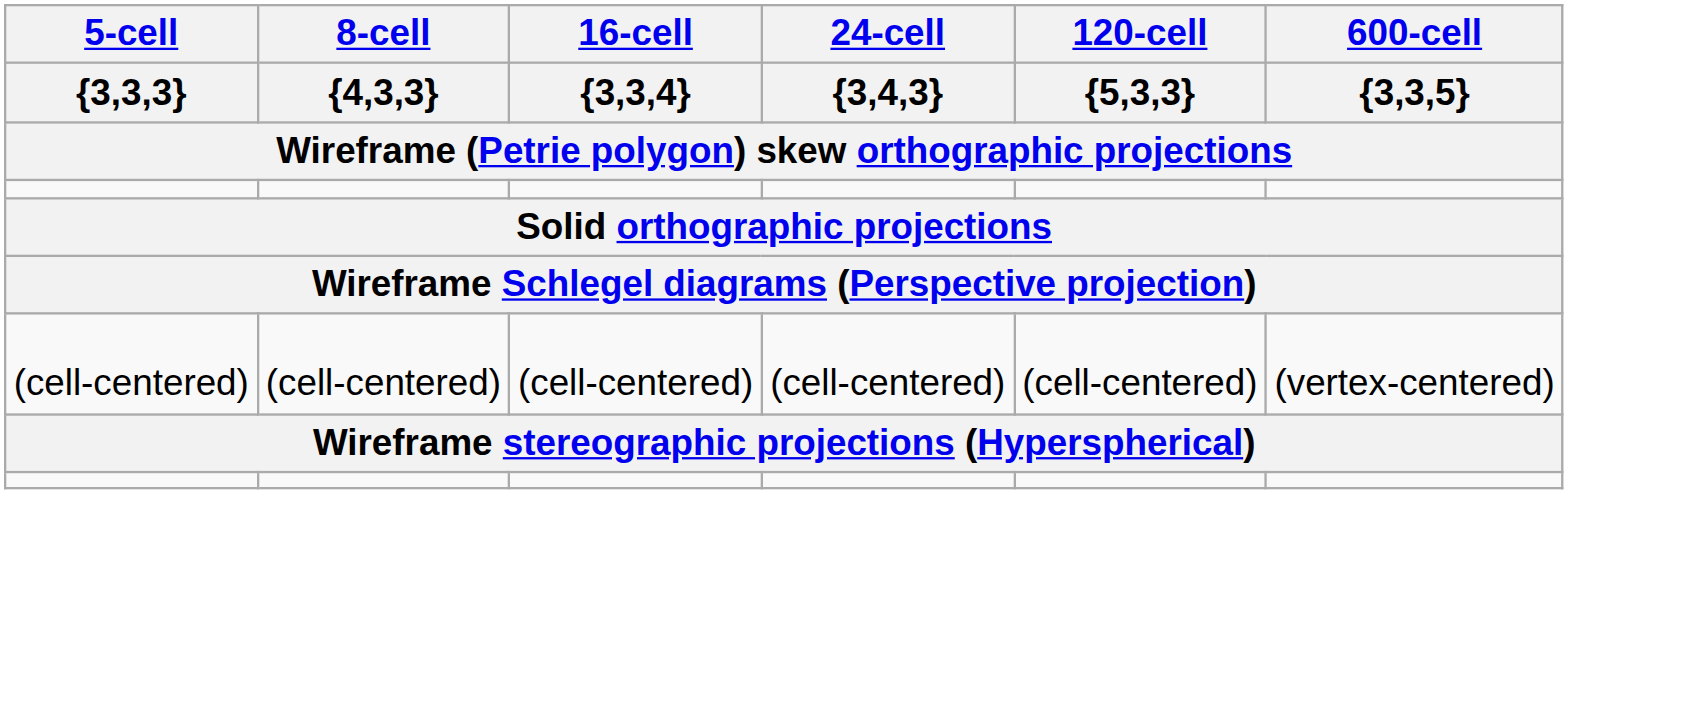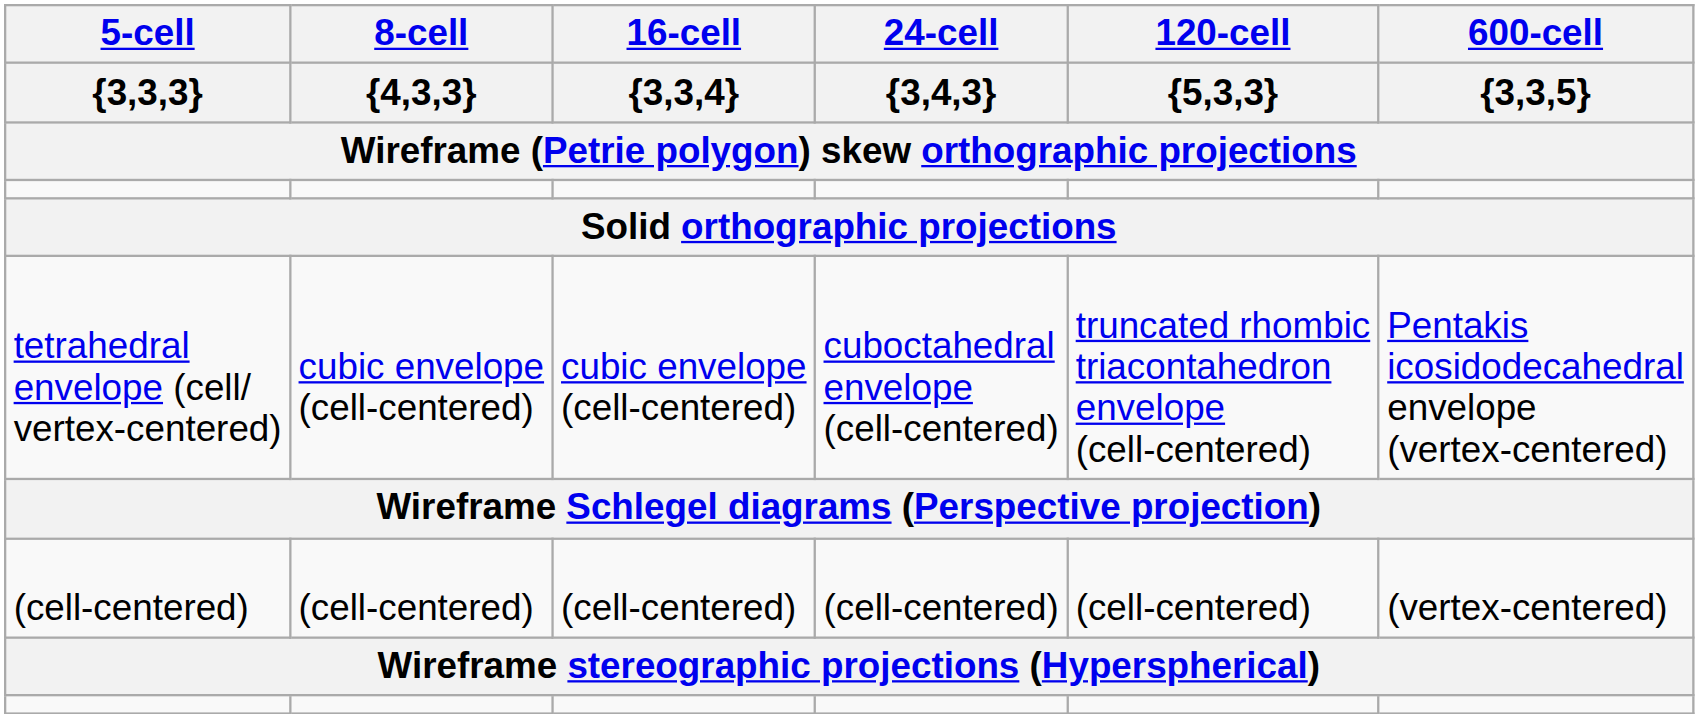+ row: (148, 387)
